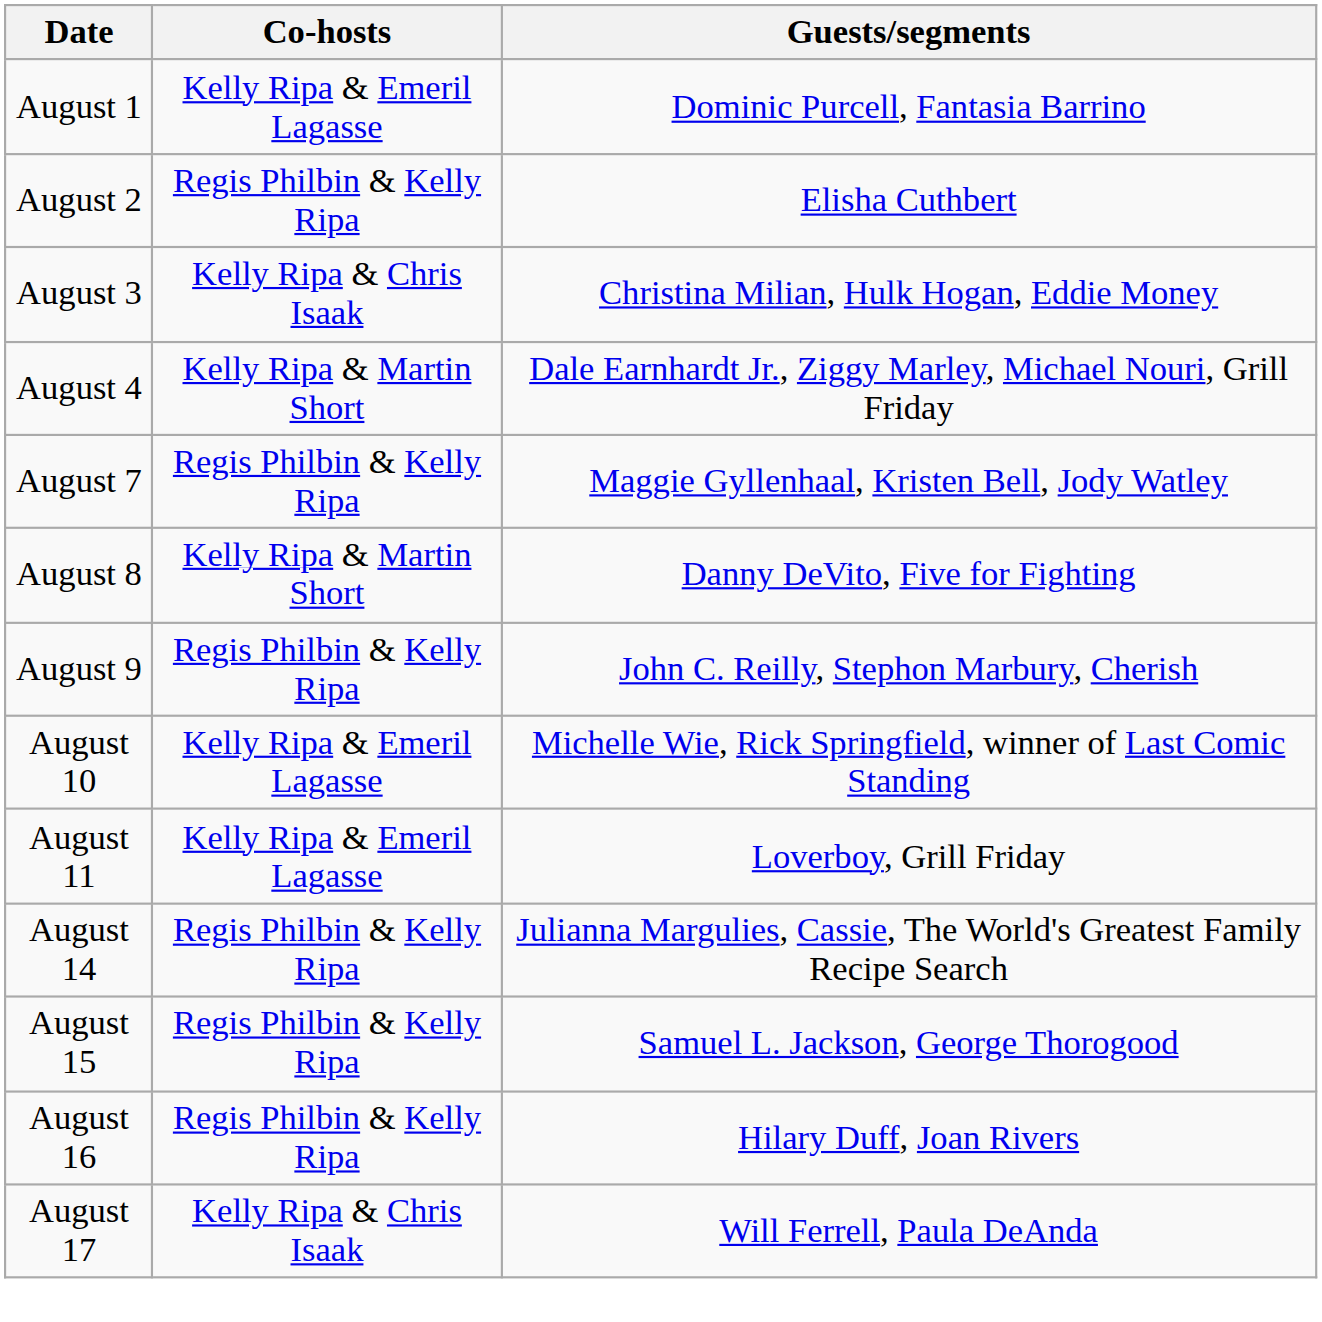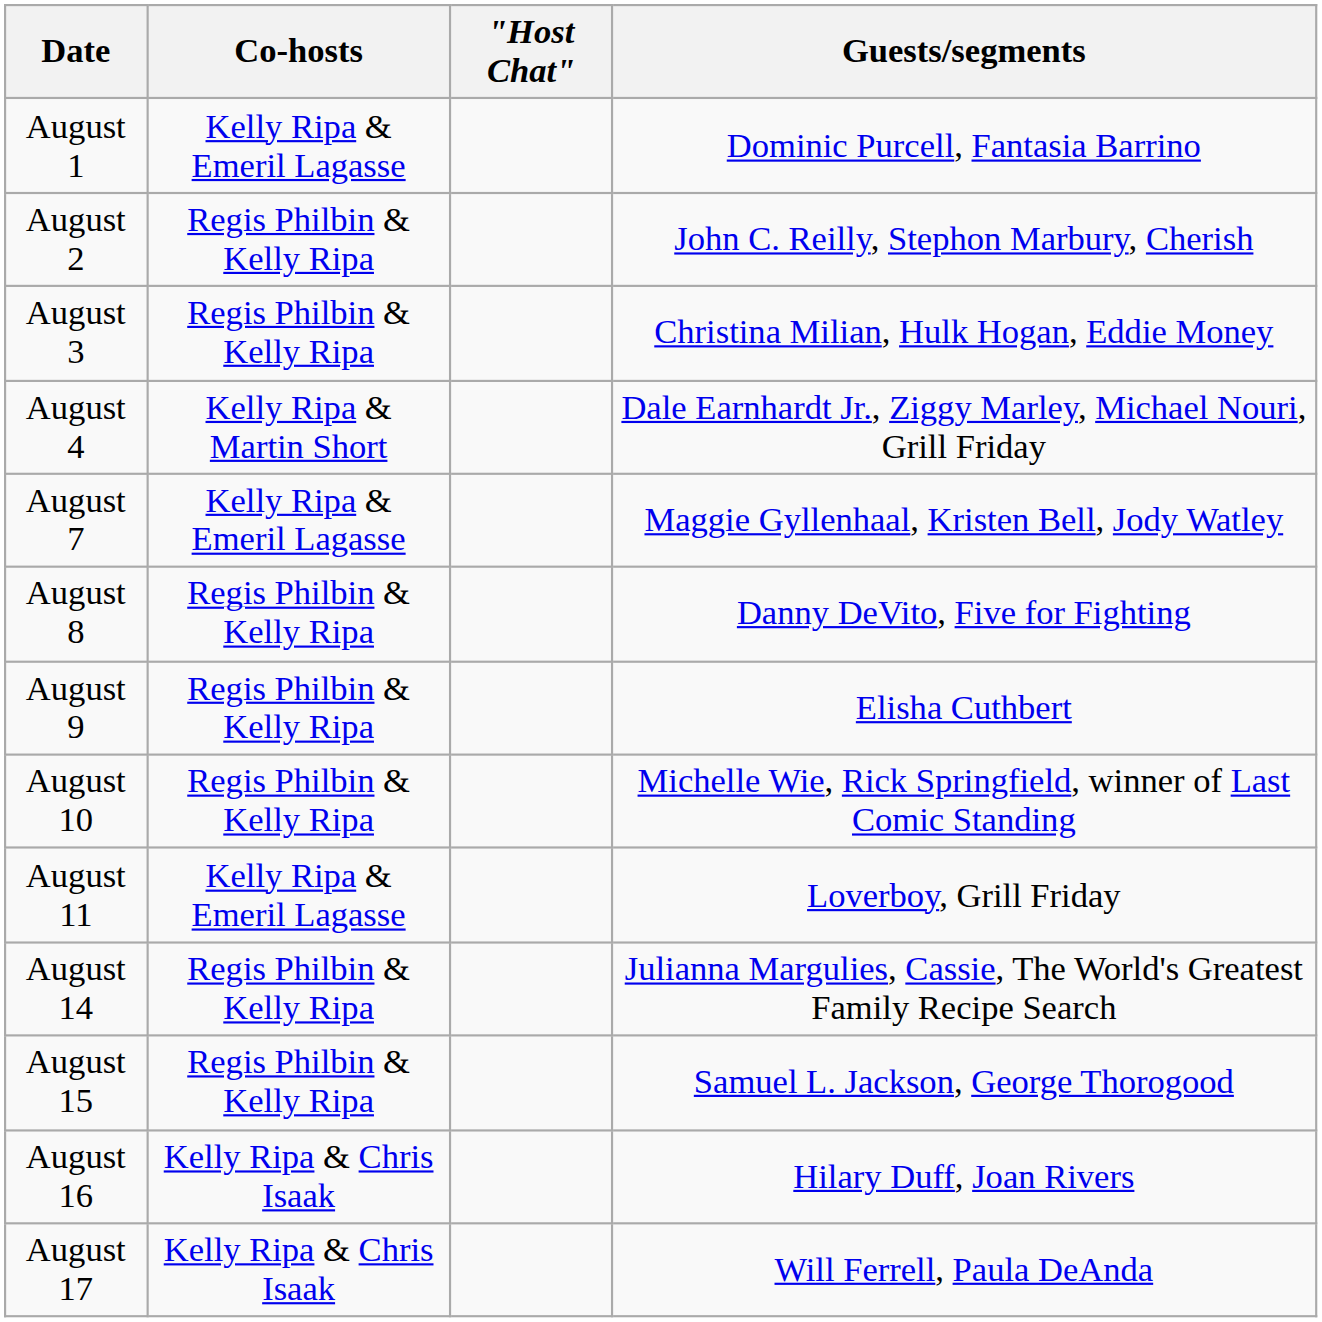+ column: (531, 51)
(909, 199) Elisha Cuthbert -> (964, 238) John C. Reilly, Stephon Marbury, Cherish
(327, 293) Kelly Ripa & Chris Isaak -> (299, 332) Regis Philbin & Kelly Ripa
(327, 480) Regis Philbin & Kelly Ripa -> (299, 519) Kelly Ripa & Emeril Lagasse
(327, 574) Kelly Ripa & Martin Short -> (299, 613) Regis Philbin & Kelly Ripa
(909, 668) John C. Reilly, Stephon Marbury, Cherish -> (964, 707) Elisha Cuthbert
(327, 761) Kelly Ripa & Emeril Lagasse -> (299, 800) Regis Philbin & Kelly Ripa
(327, 1136) Regis Philbin & Kelly Ripa -> (299, 1175) Kelly Ripa & Chris Isaak
